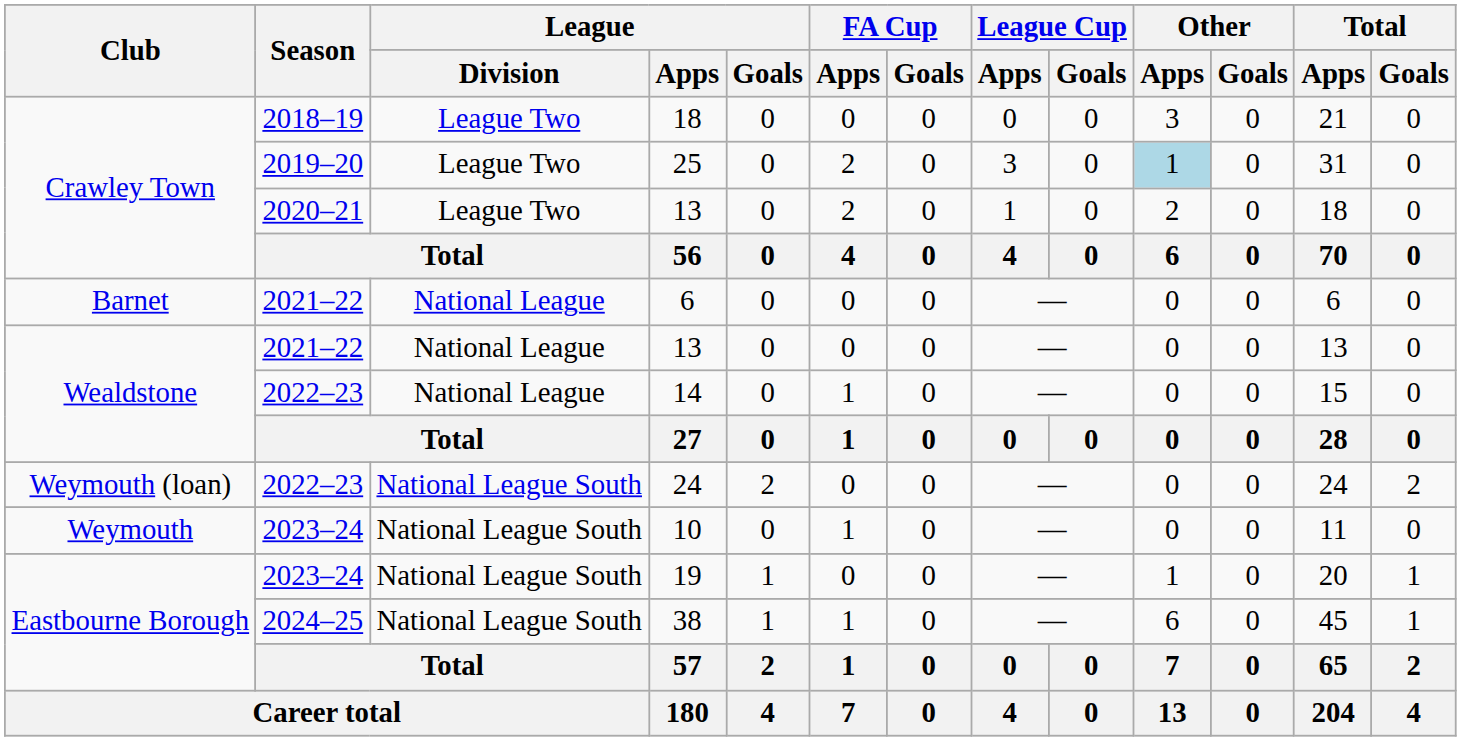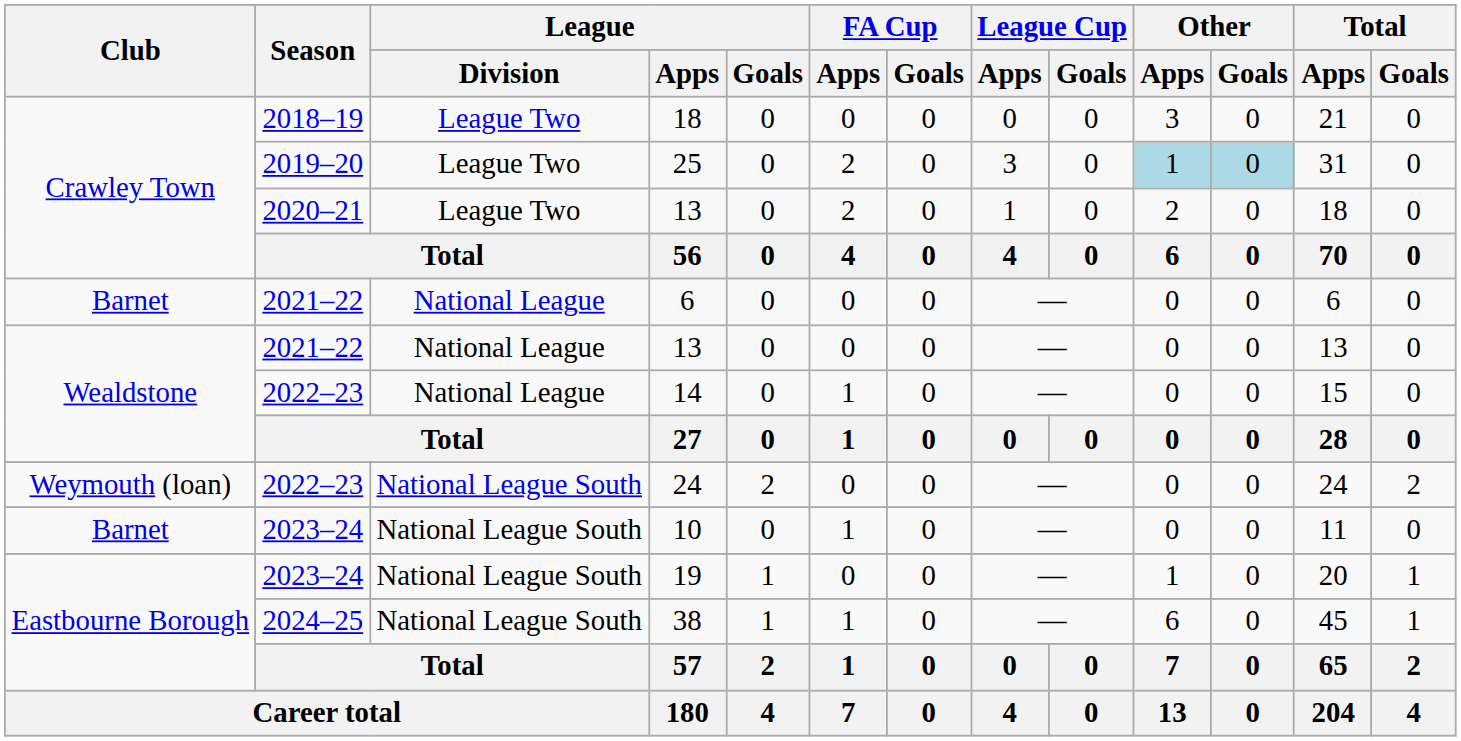(1253, 164) no background -> (1253, 164) lightblue background
(130, 529) Weymouth -> (130, 529) Barnet
